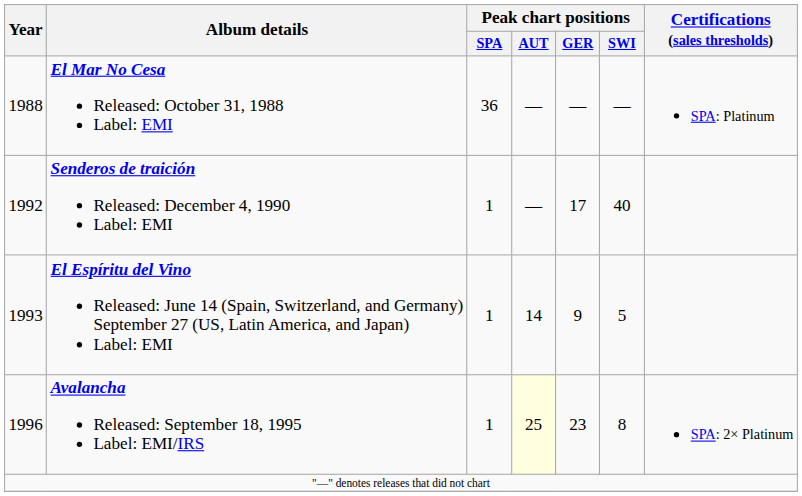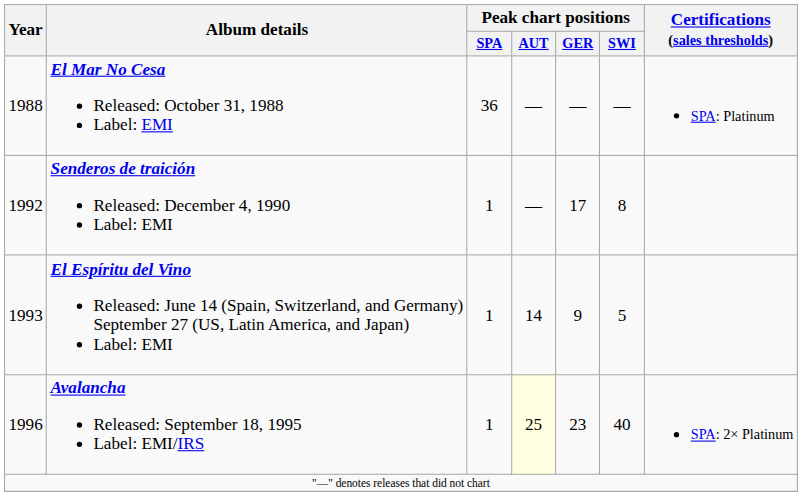(622, 205) 40 -> (622, 205) 8
(622, 424) 8 -> (622, 424) 40
